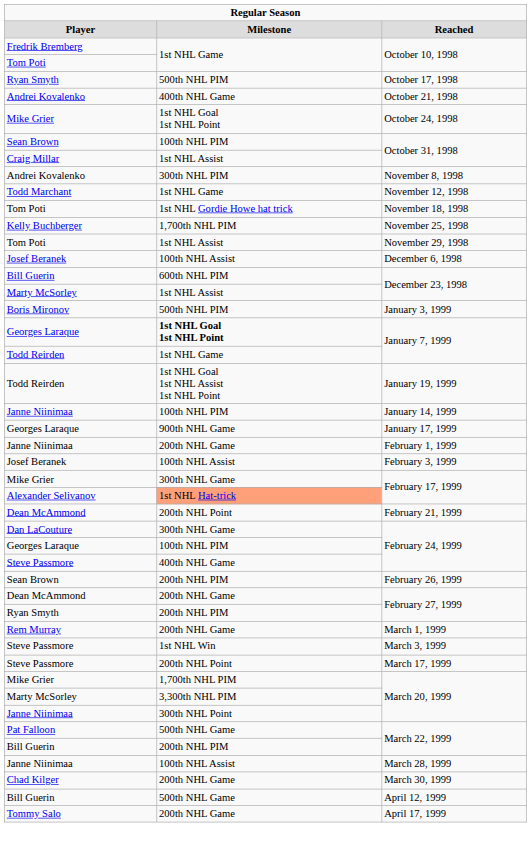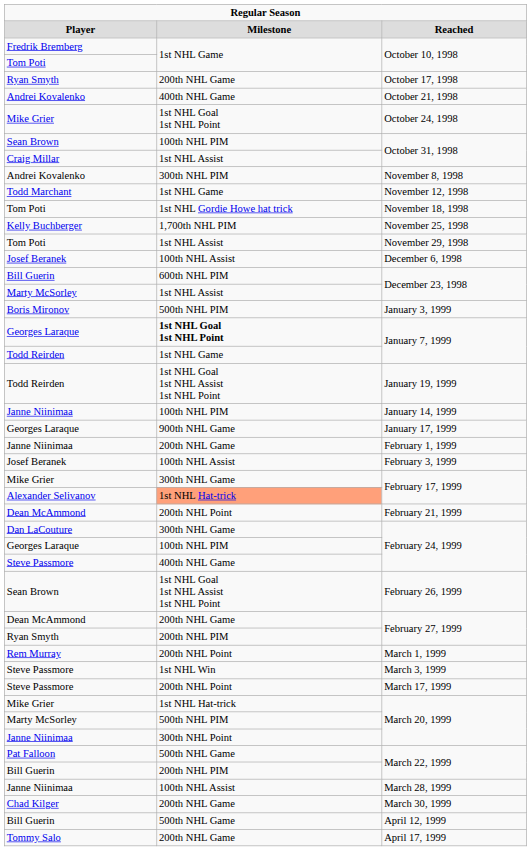(194, 79) 500th NHL PIM -> (197, 79) 200th NHL Game
(194, 579) 200th NHL PIM -> (191, 591) 1st NHL Goal 1st NHL Assist 1st NHL Point
(197, 629) 200th NHL Game -> (196, 653) 200th NHL Point
(198, 680) 1,700th NHL PIM -> (198, 703) 1st NHL Hat-trick
(198, 696) 3,300th NHL PIM -> (194, 720) 500th NHL PIM
